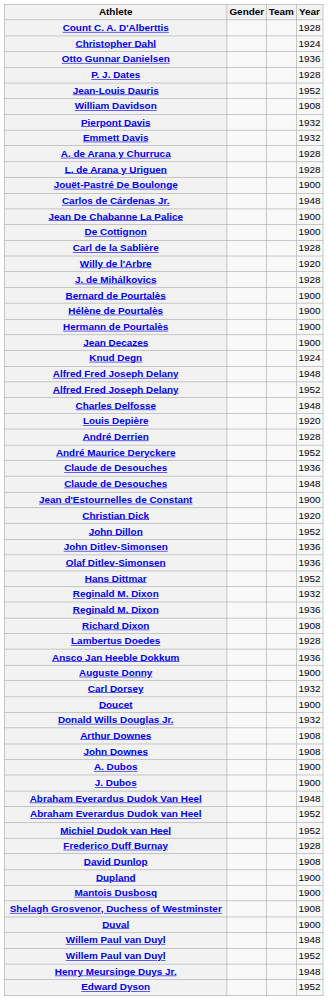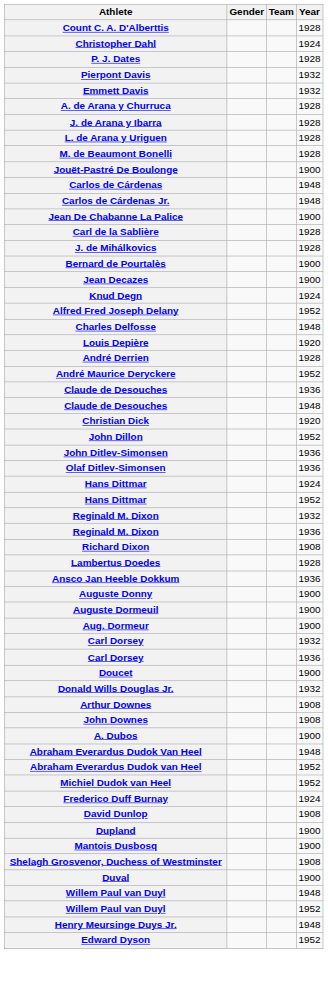- row: (116, 59)
- row: (116, 91)
- row: (116, 106)
+ row: (116, 122)
+ row: (116, 153)
+ row: (116, 185)
- row: (116, 232)
- row: (116, 264)
- row: (116, 311)
- row: (116, 327)
- row: (116, 374)
- row: (116, 500)
+ row: (116, 484)
+ row: (116, 610)
+ row: (116, 625)
+ row: (116, 657)
- row: (116, 783)
+ row: (116, 798)
- row: (116, 846)
